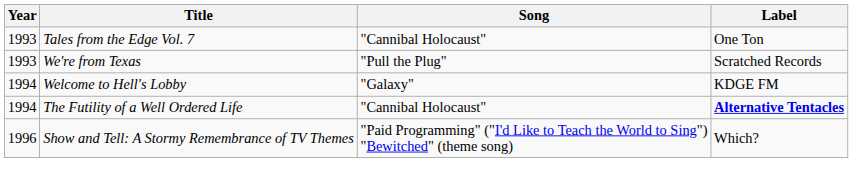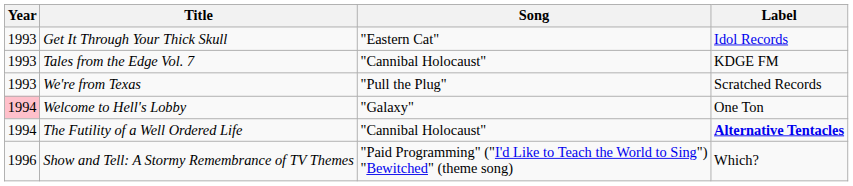+ row: (135, 38)
(739, 38) One Ton -> (746, 61) KDGE FM
(22, 84) no background -> (22, 107) pink background
(746, 84) KDGE FM -> (739, 107) One Ton
